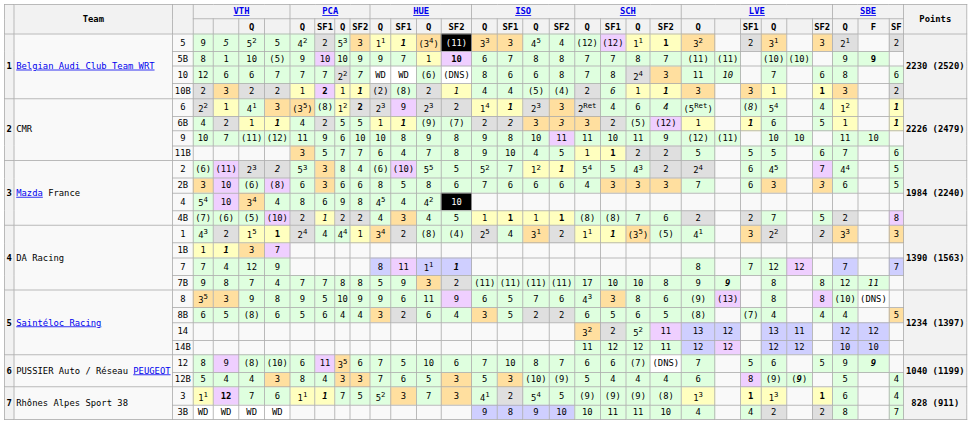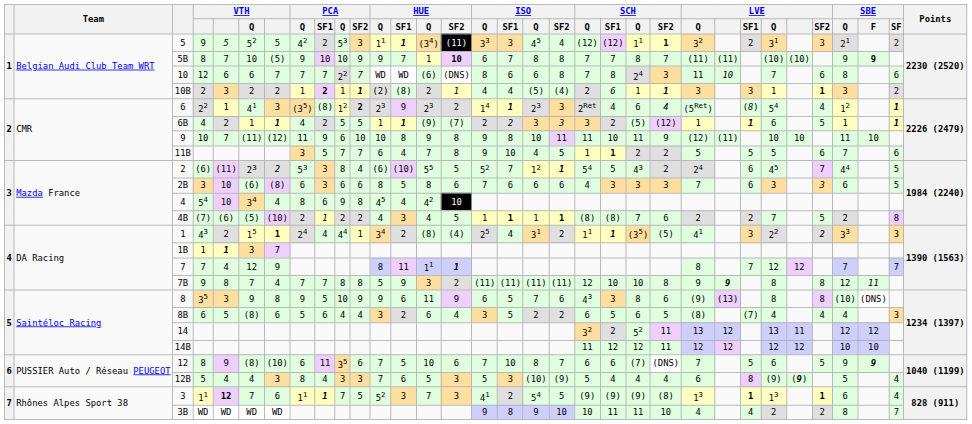(226, 59) 1 -> (226, 59) 7
(587, 283) 17 -> (587, 283) 12
(896, 315) 5 -> (896, 315) 3
